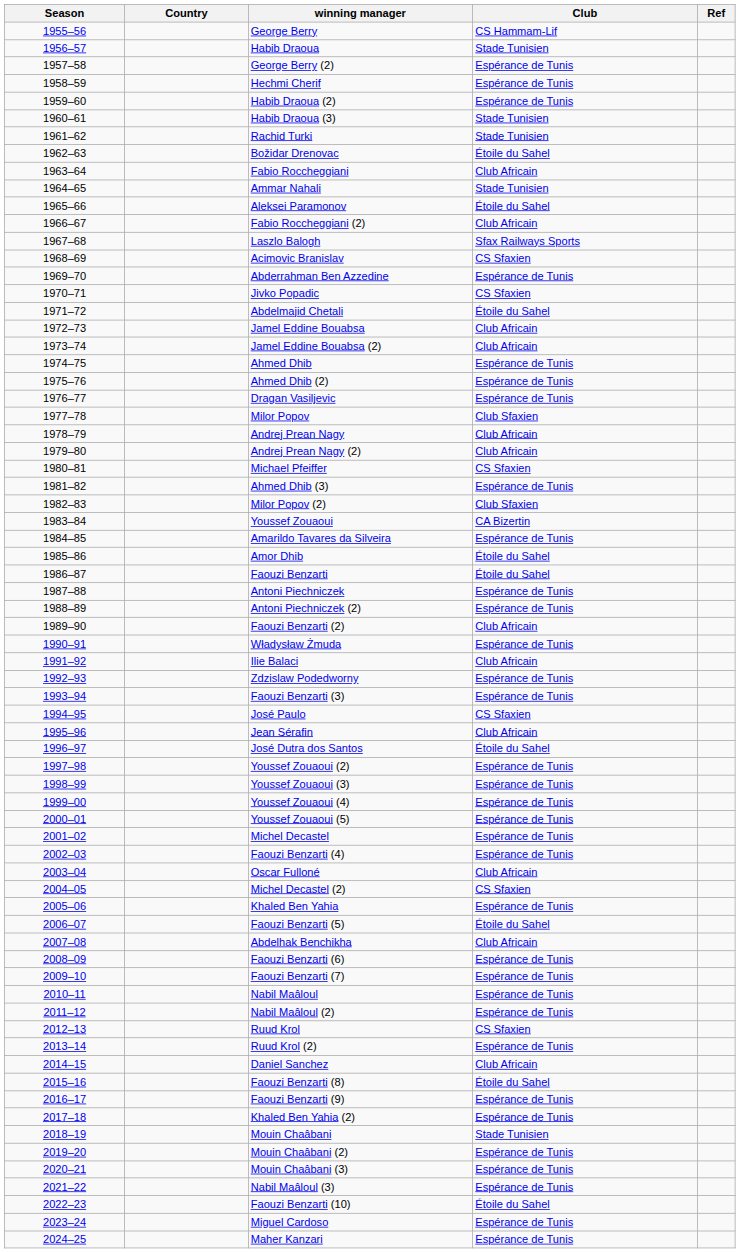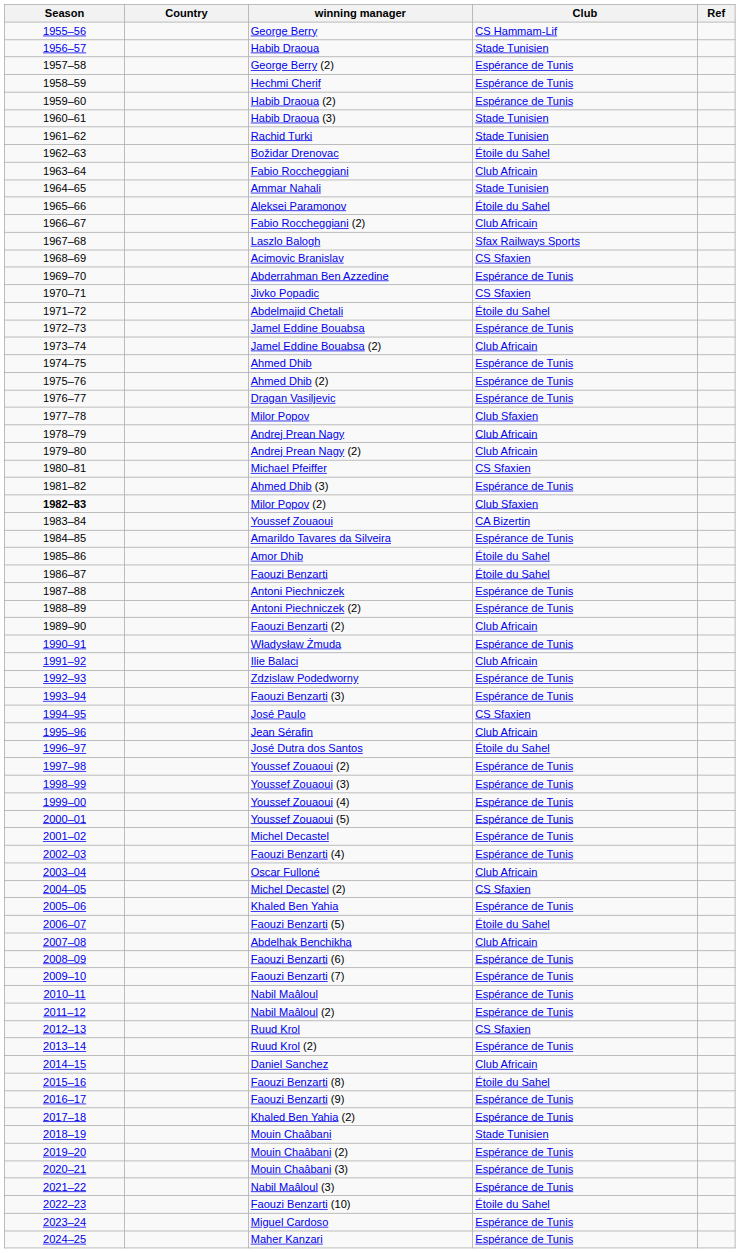(506, 329) Club Africain -> (524, 329) Espérance de Tunis
(65, 504) normal -> (65, 504) bold
